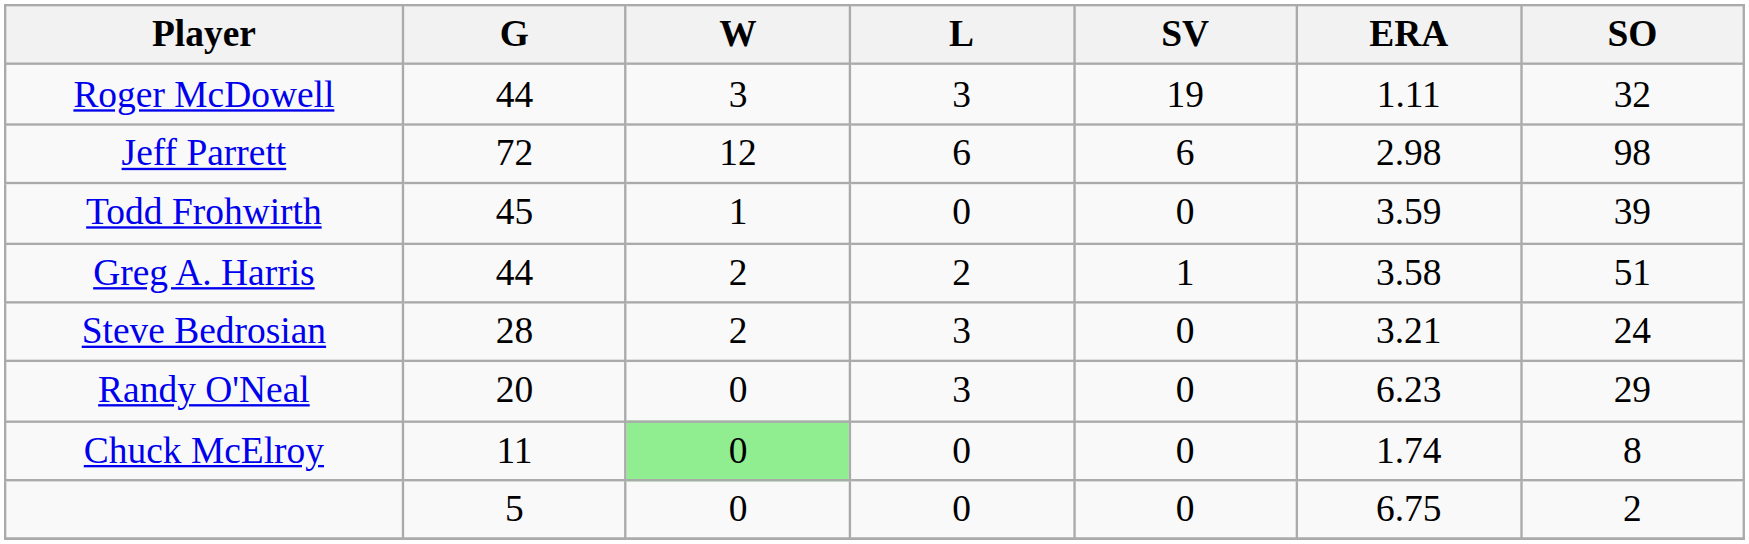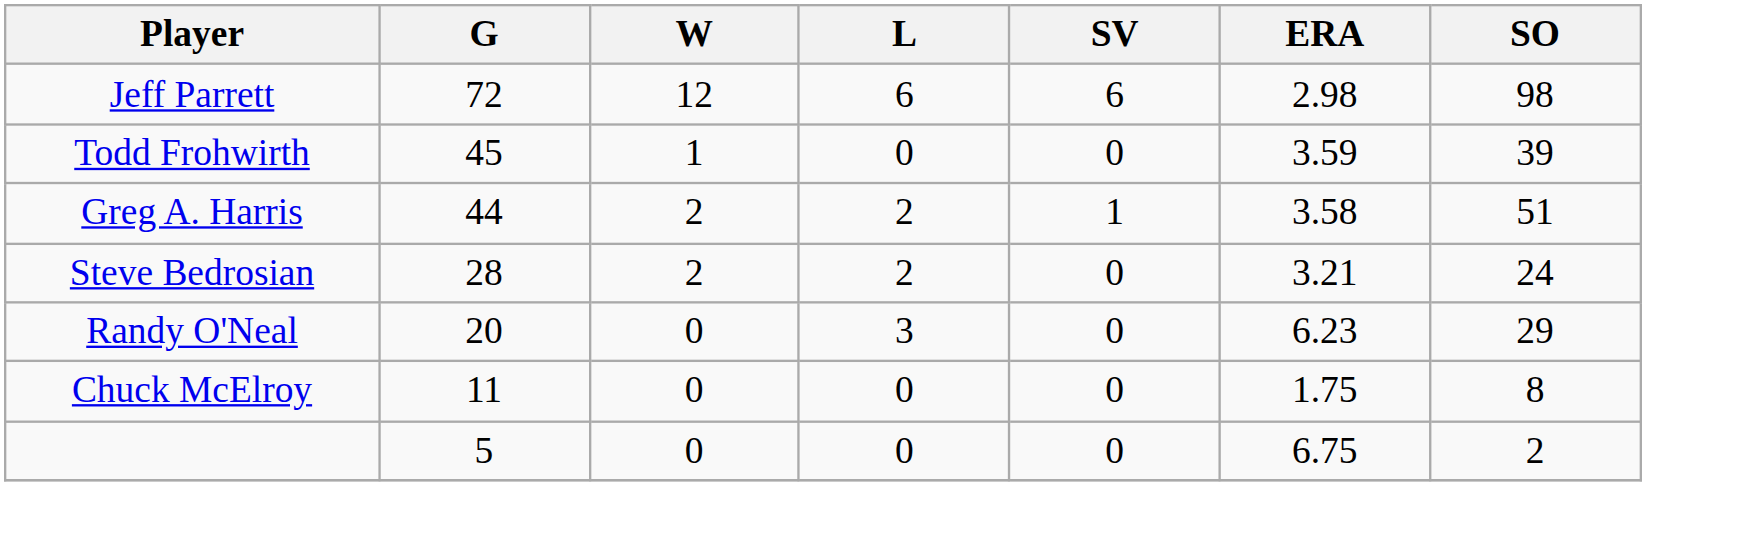- row: (204, 93)
(962, 331) 3 -> (904, 271) 2
(738, 449) lightgreen background -> (694, 390) no background
(1409, 449) 1.74 -> (1325, 390) 1.75
